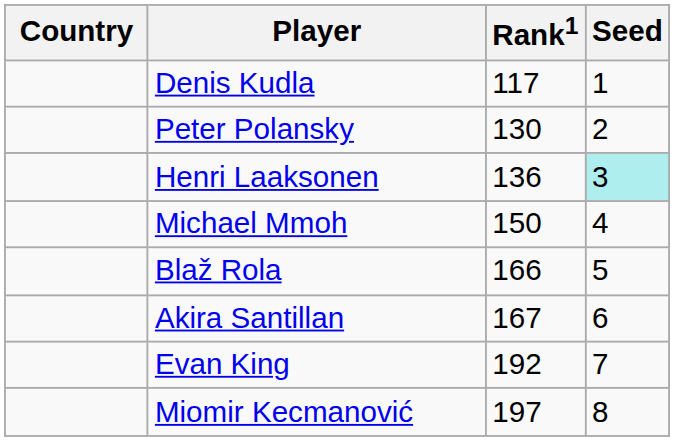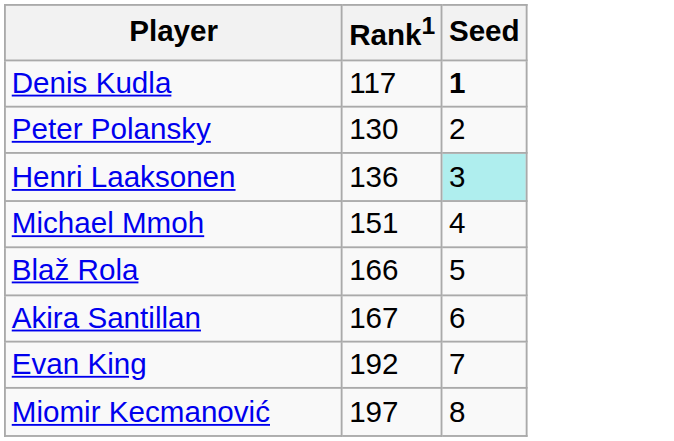- column: (76, 31)
(600, 82) normal -> (457, 82) bold
(517, 223) 150 -> (374, 223) 151
